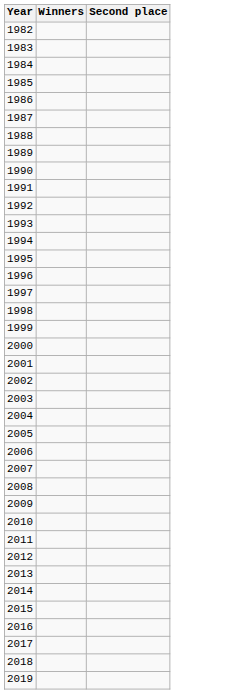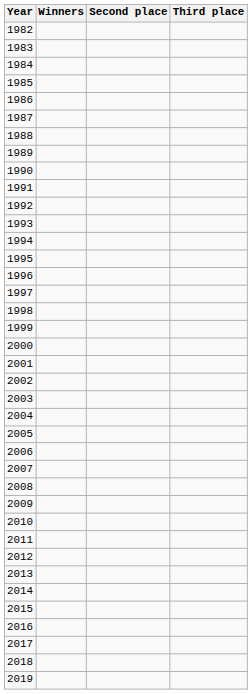+ column: (209, 14)
